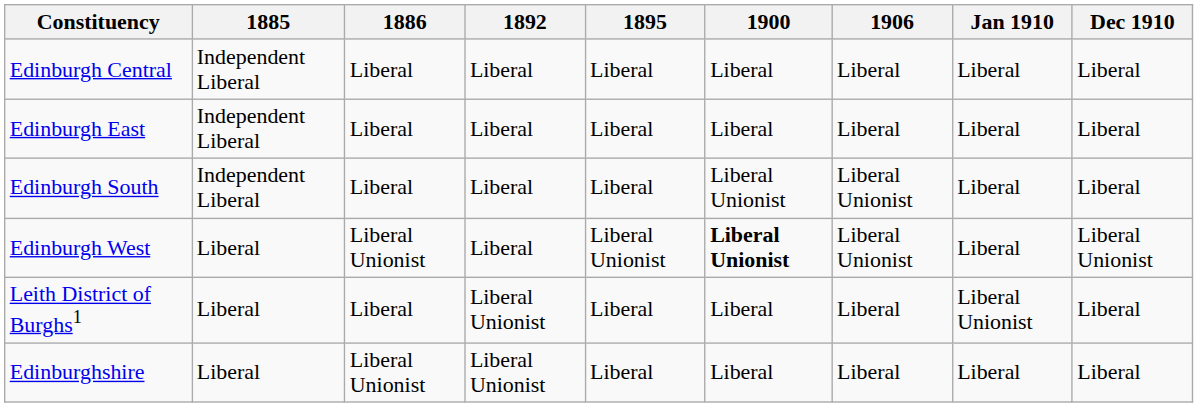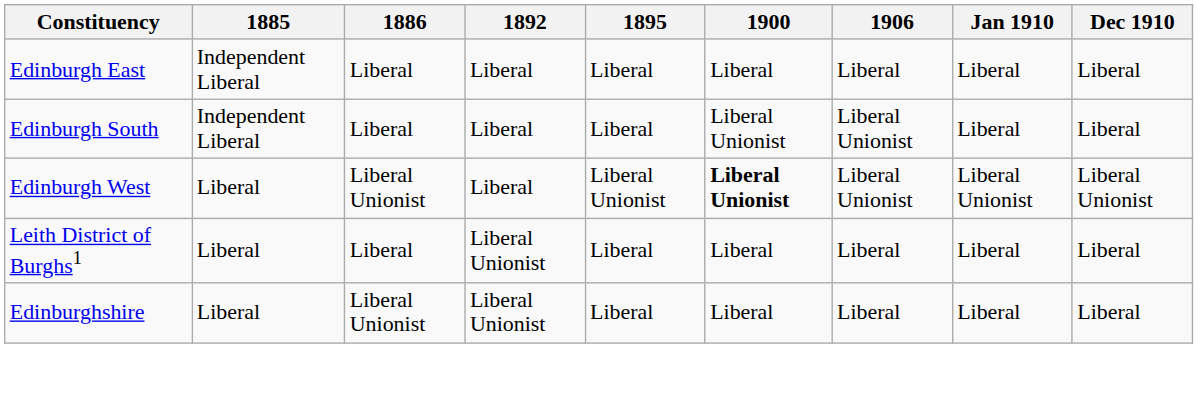- row: (91, 68)
(989, 247) Liberal -> (995, 187) Liberal Unionist
(995, 309) Liberal Unionist -> (989, 250) Liberal
